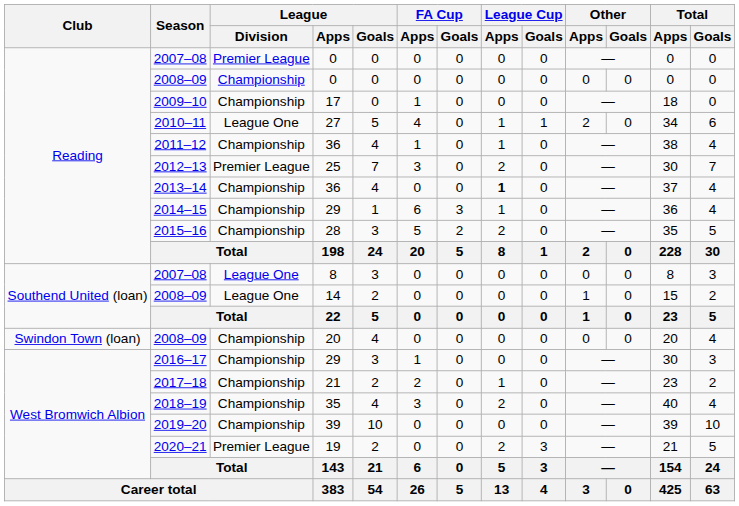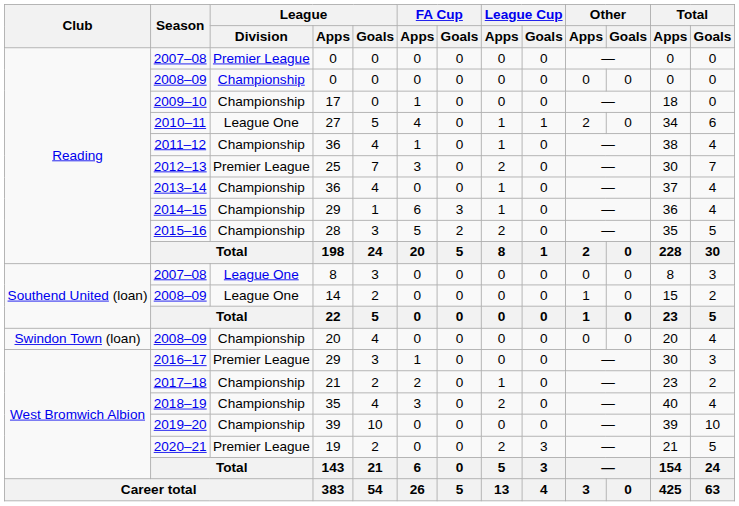(502, 187) bold -> (502, 187) normal
(261, 360) Championship -> (261, 360) Premier League
